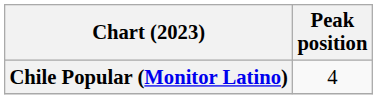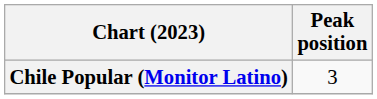(332, 76) 4 -> (332, 76) 3
